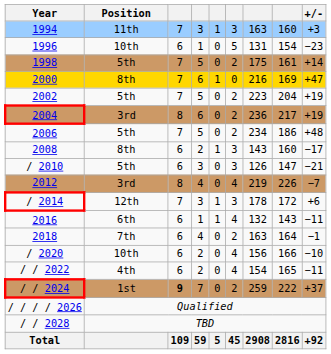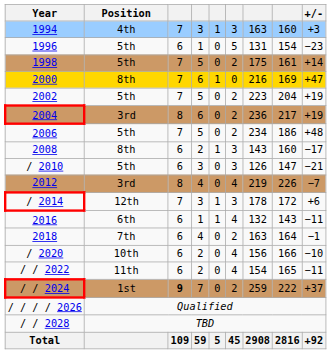(126, 30) 11th -> (126, 30) 4th
(126, 46) 10th -> (126, 46) 5th
(126, 271) 4th -> (126, 271) 11th
